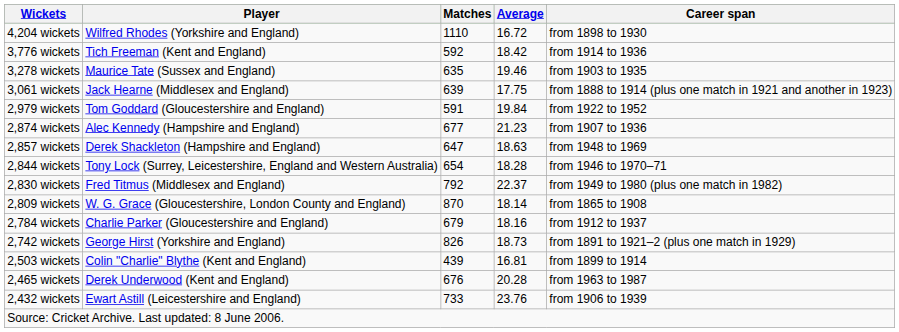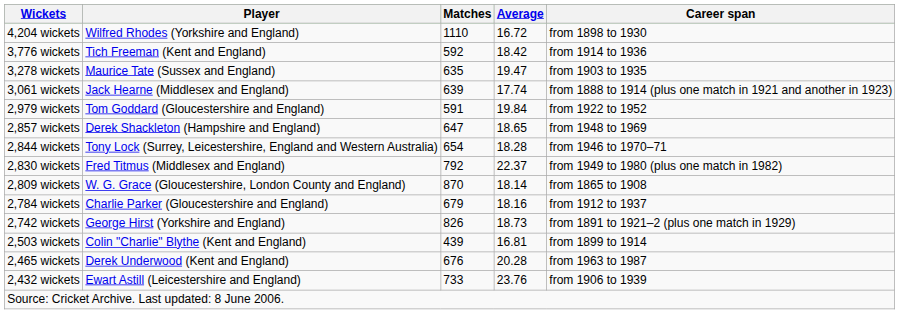(512, 71) 19.46 -> (512, 71) 19.47
(512, 90) 17.75 -> (512, 90) 17.74
- row: (43, 128)
(512, 147) 18.63 -> (512, 128) 18.65
